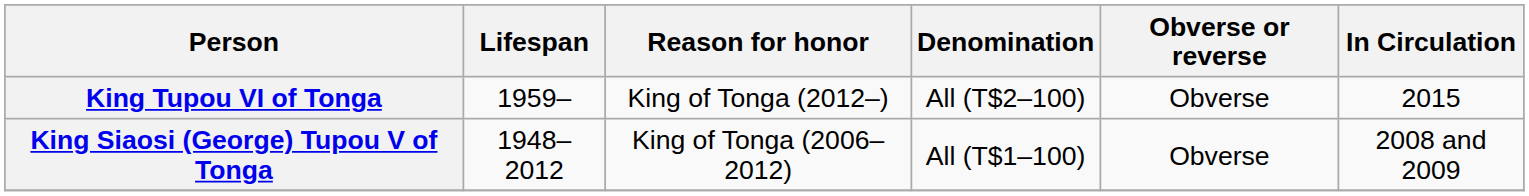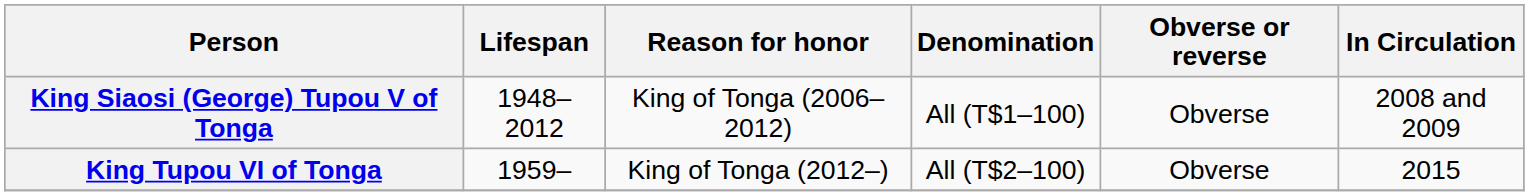rows swapped: (234, 155) <-> (234, 98)
